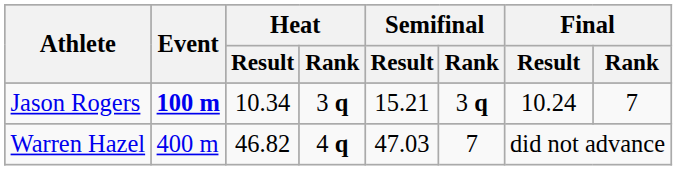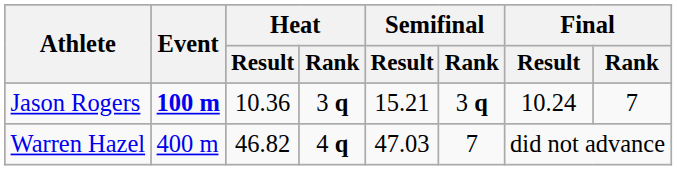(263, 103) 10.34 -> (263, 103) 10.36
